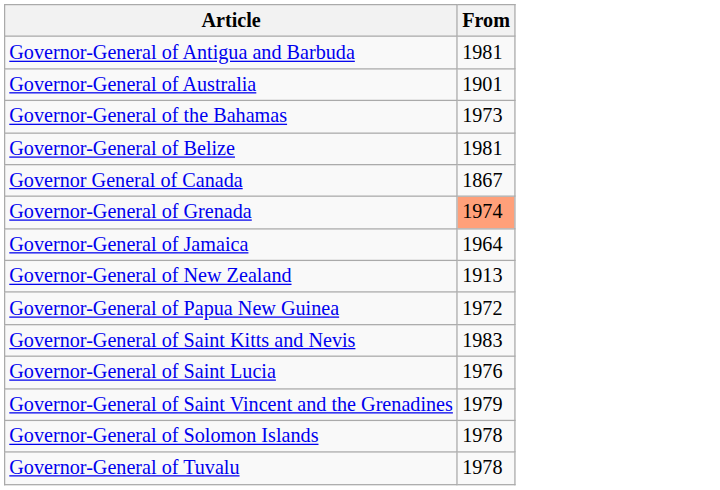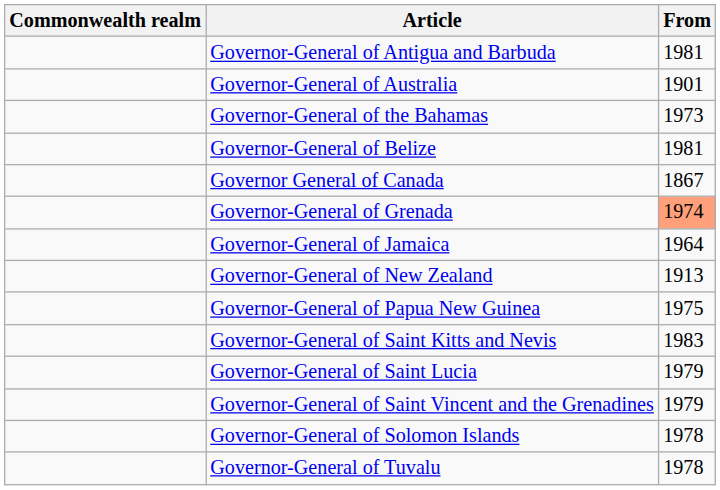+ column: (105, 20)
(482, 308) 1972 -> (683, 308) 1975
(482, 372) 1976 -> (683, 372) 1979
